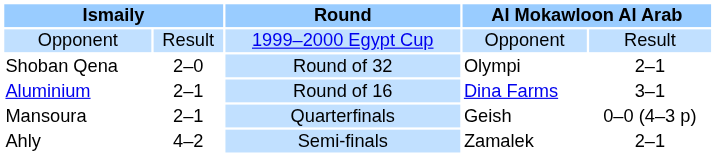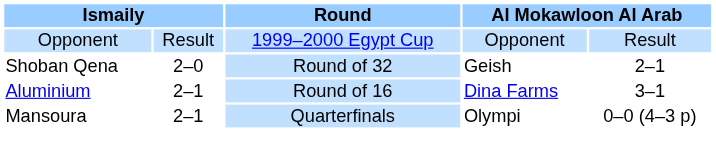(492, 65) Olympi -> (488, 65) Geish
(488, 115) Geish -> (492, 115) Olympi
- row: (23, 141)
